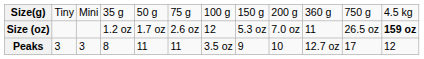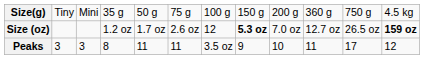(252, 29) normal -> (252, 29) bold
(310, 29) 11 -> (323, 29) 12.7 oz
(322, 46) 12.7 oz -> (311, 46) 11
